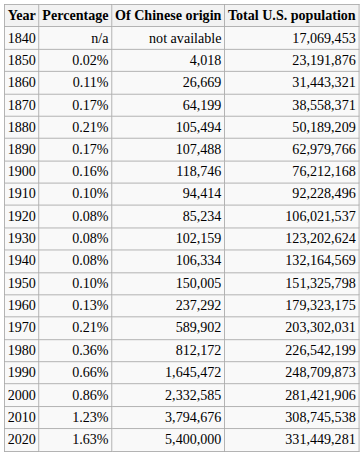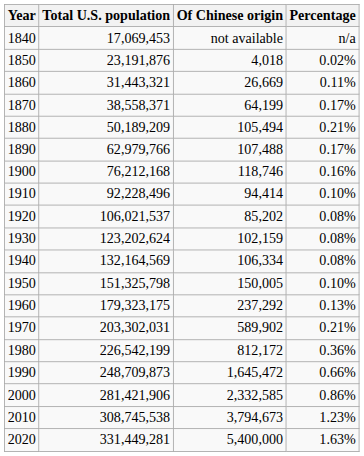columns swapped: (292, 15) <-> (75, 15)
(202, 216) 85,234 -> (264, 216) 85,202
(193, 417) 3,794,676 -> (255, 417) 3,794,673
